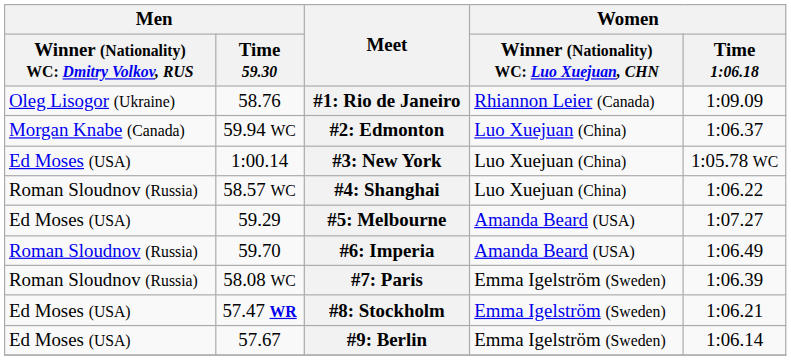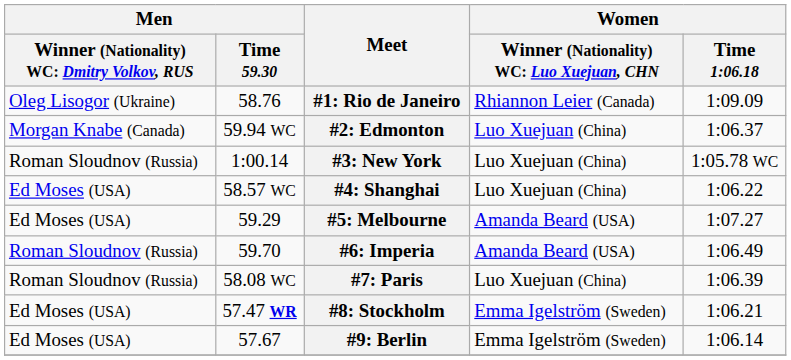(70, 160) Ed Moses (USA) -> (103, 160) Roman Sloudnov (Russia)
(103, 190) Roman Sloudnov (Russia) -> (70, 190) Ed Moses (USA)
(570, 280) Emma Igelström (Sweden) -> (550, 280) Luo Xuejuan (China)
